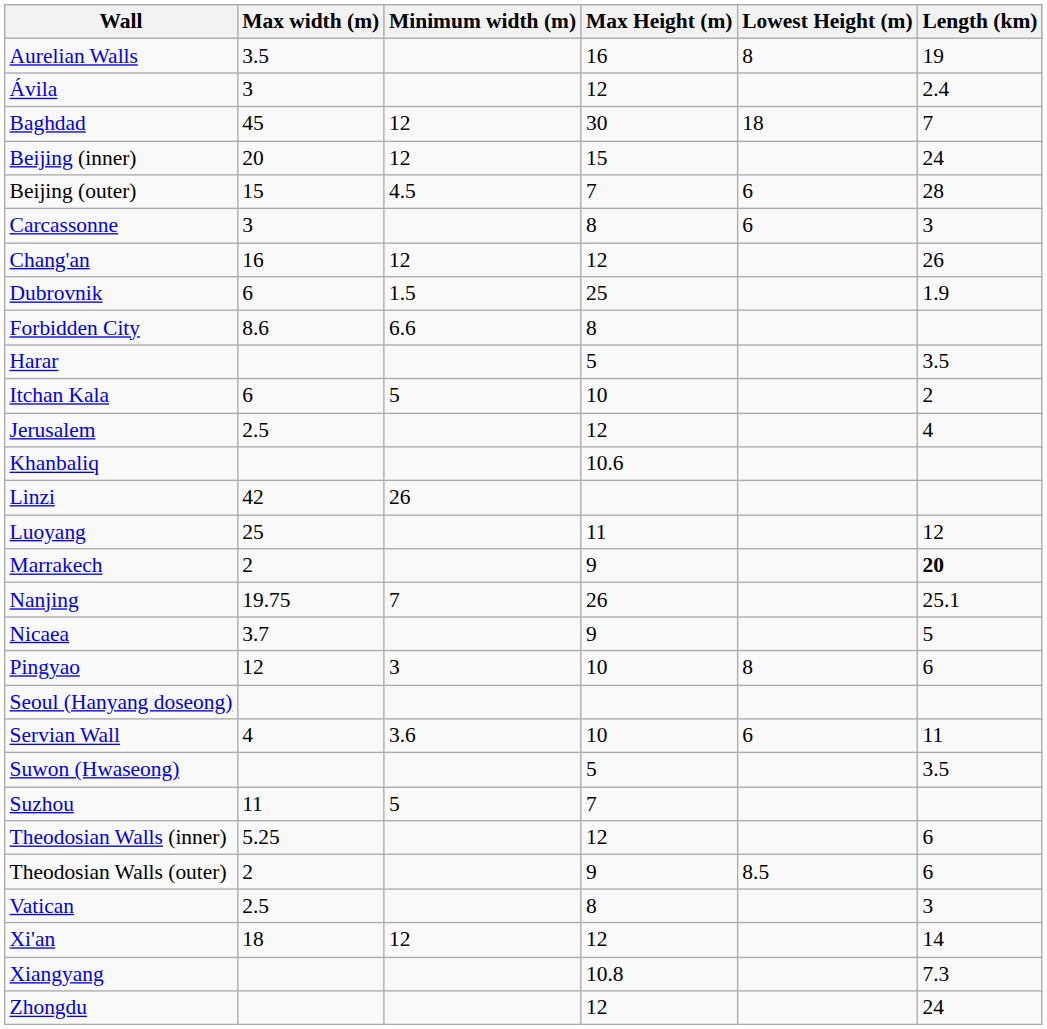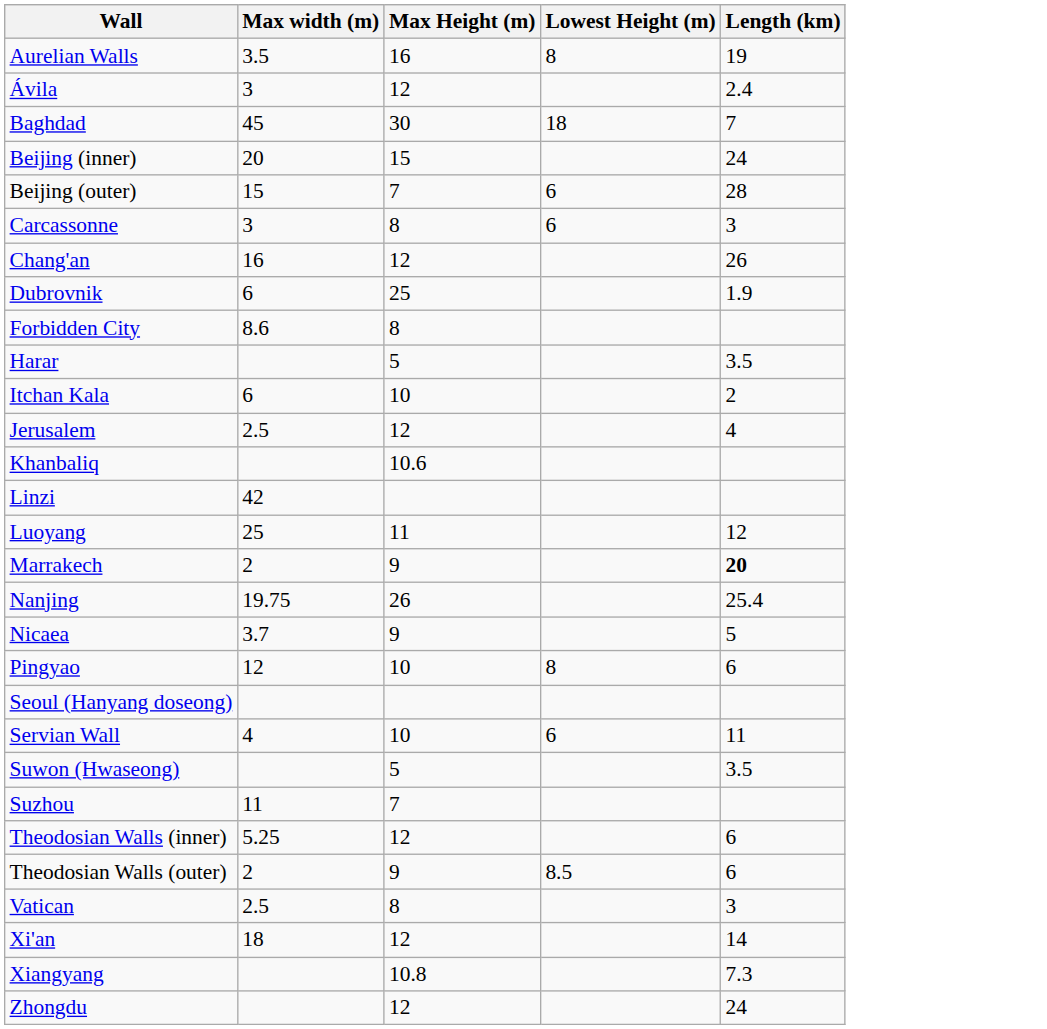- column: (483, 21)
(941, 599) 25.1 -> (744, 599) 25.4
